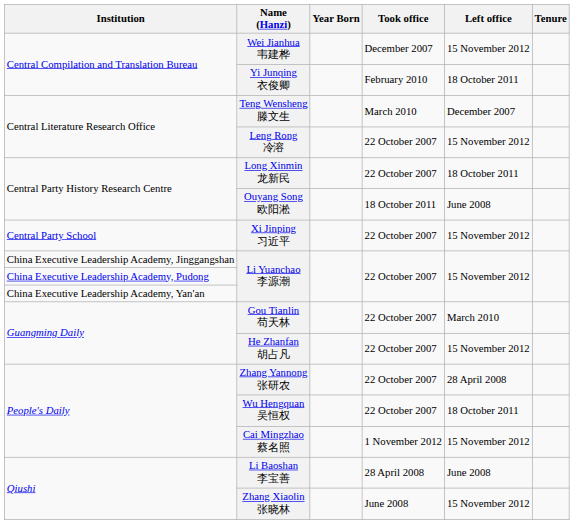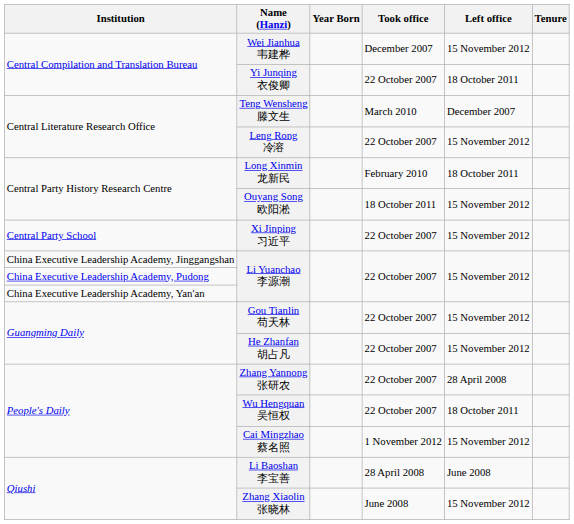(396, 80) February 2010 -> (401, 80) 22 October 2007
(401, 173) 22 October 2007 -> (396, 173) February 2010
(469, 204) June 2008 -> (488, 204) 15 November 2012
(473, 317) March 2010 -> (488, 317) 15 November 2012
